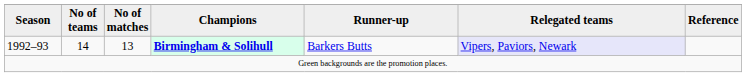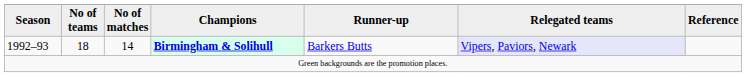(83, 45) 14 -> (83, 45) 18
(128, 45) 13 -> (128, 45) 14
